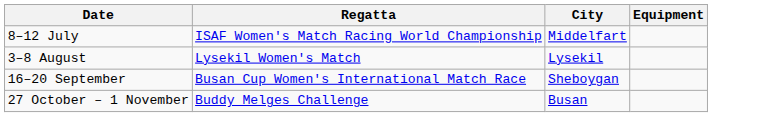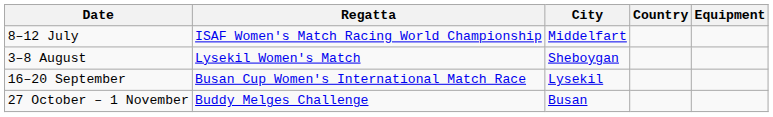+ column: (661, 15)
(576, 58) Lysekil -> (584, 58) Sheboygan
(584, 79) Sheboygan -> (576, 79) Lysekil
